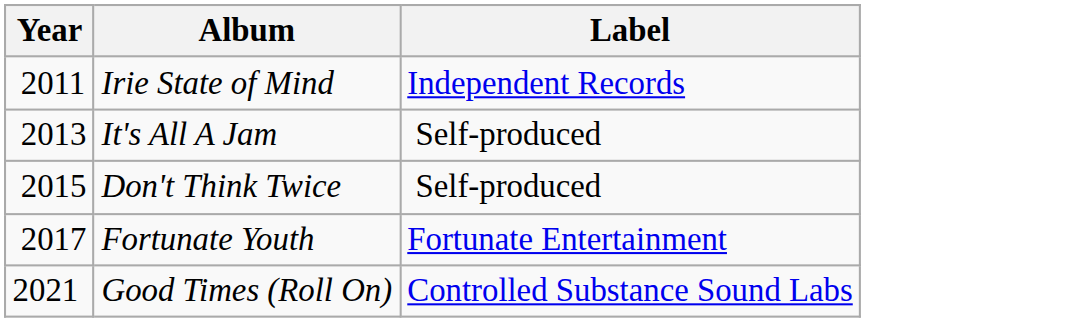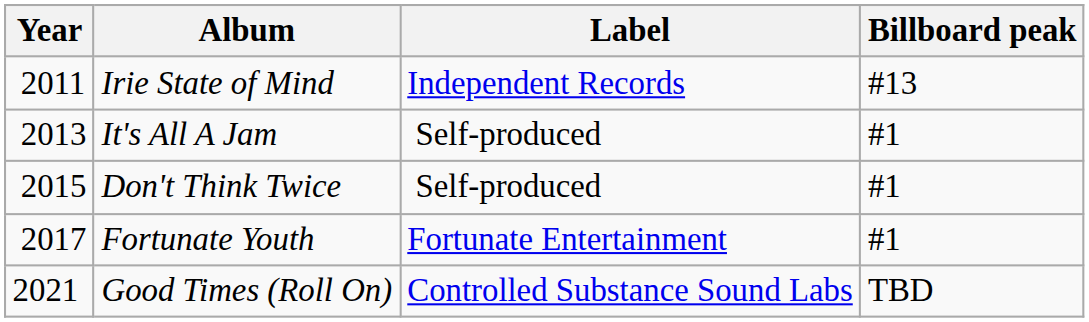+ column: (972, 30)
